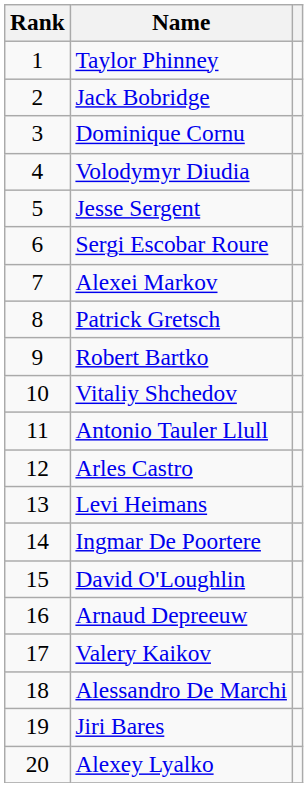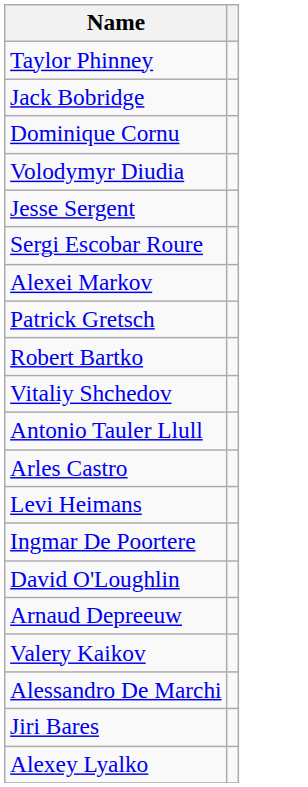- column: (37, 23)
